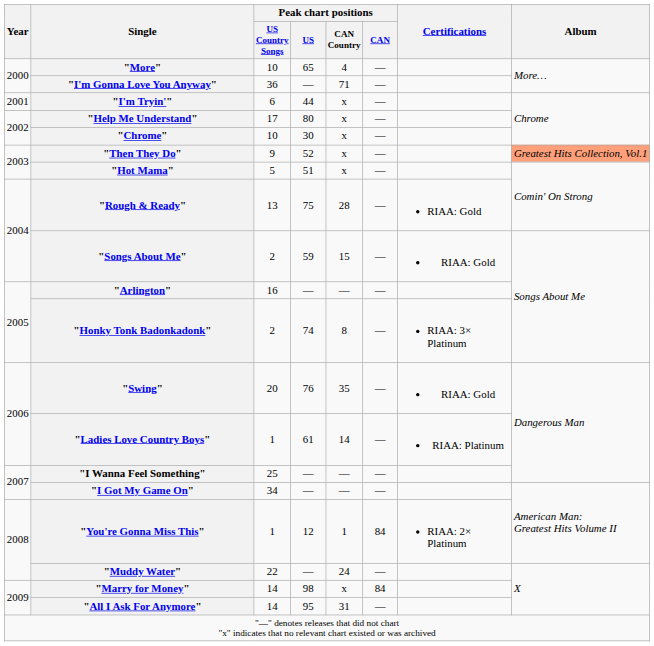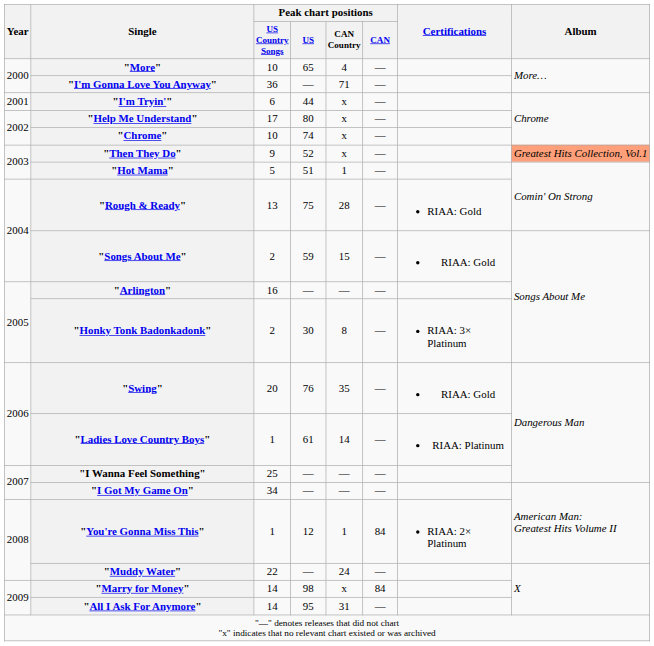(308, 136) 30 -> (308, 136) 74
(344, 170) x -> (344, 170) 1
(308, 330) 74 -> (308, 330) 30
